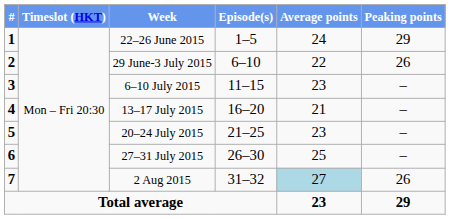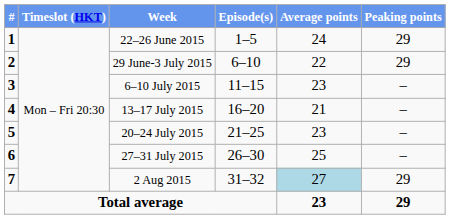(403, 62) 26 -> (403, 62) 29
(403, 179) 26 -> (403, 179) 29
